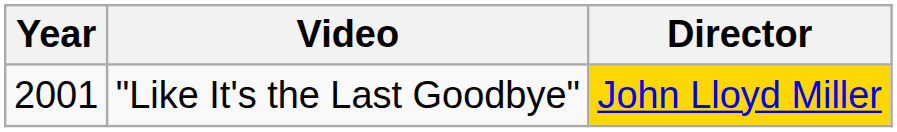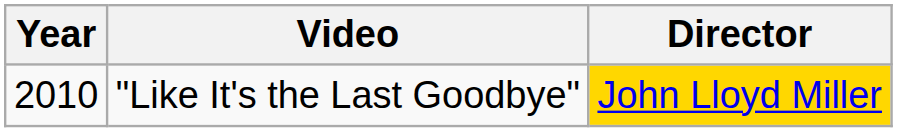(56, 94) 2001 -> (56, 94) 2010
